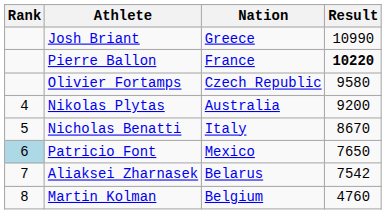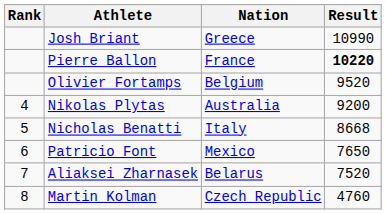(263, 84) Czech Republic -> (234, 84) Belgium
(353, 84) 9580 -> (353, 84) 9520
(353, 129) 8670 -> (353, 129) 8668
(25, 152) lightblue background -> (25, 152) no background
(353, 175) 7542 -> (353, 175) 7520
(234, 197) Belgium -> (263, 197) Czech Republic
